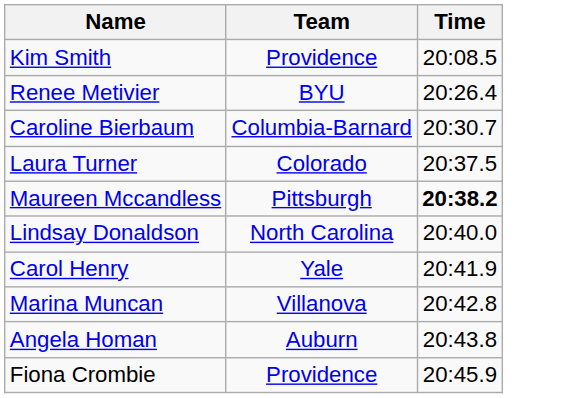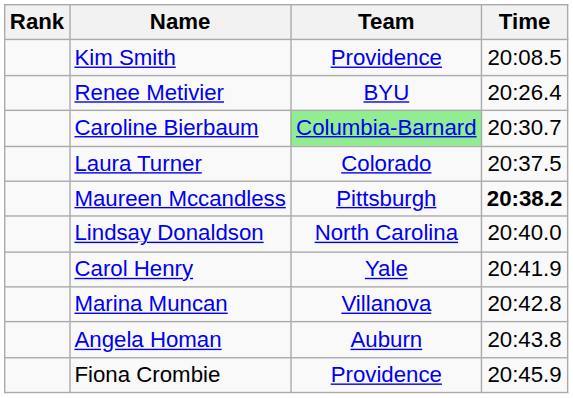+ column: (37, 22)
(322, 127) no background -> (386, 127) lightgreen background
